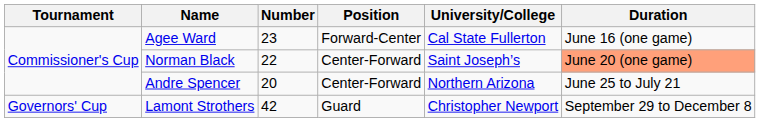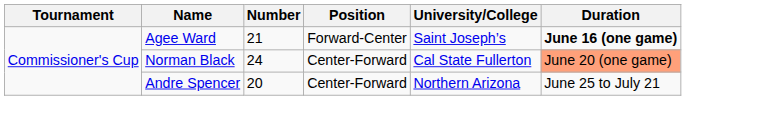(269, 38) 23 -> (255, 38) 21
(487, 38) Cal State Fullerton -> (460, 38) Saint Joseph’s
(629, 38) normal -> (611, 38) bold
(269, 60) 22 -> (255, 60) 24
(474, 60) Saint Joseph’s -> (472, 60) Cal State Fullerton
- row: (200, 106)
